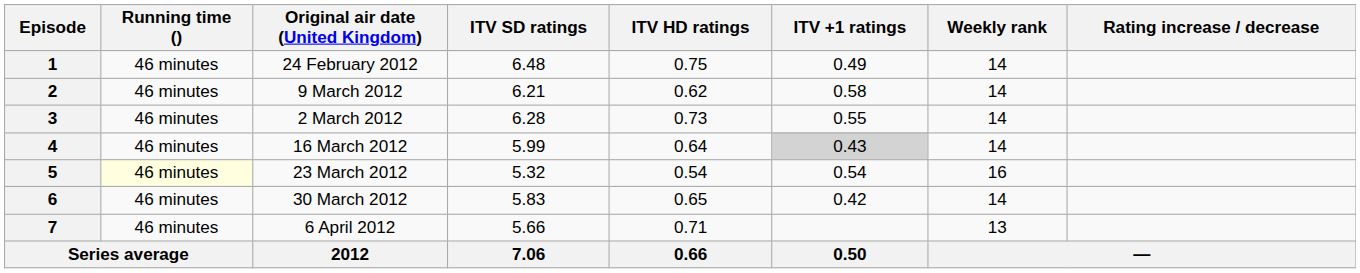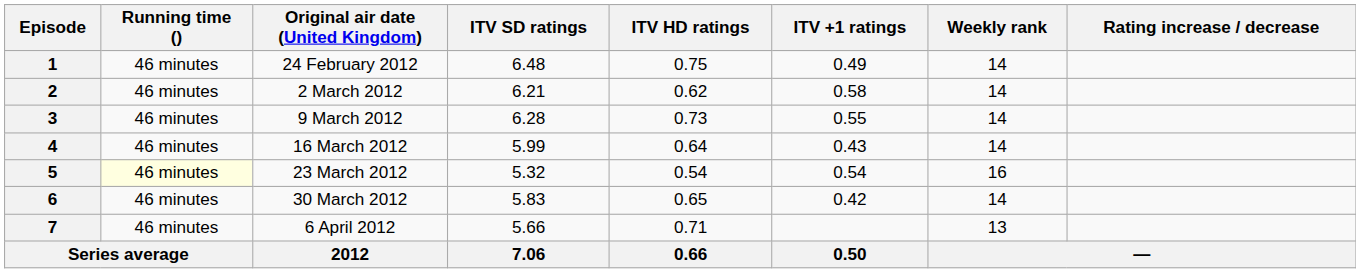(350, 91) 9 March 2012 -> (350, 91) 2 March 2012
(350, 118) 2 March 2012 -> (350, 118) 9 March 2012
(850, 145) lightgrey background -> (850, 145) no background
